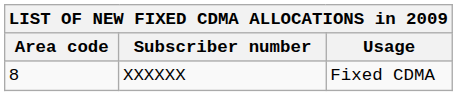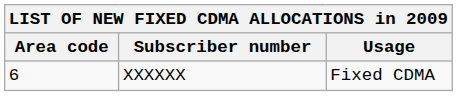(14, 76) 8 -> (14, 76) 6
